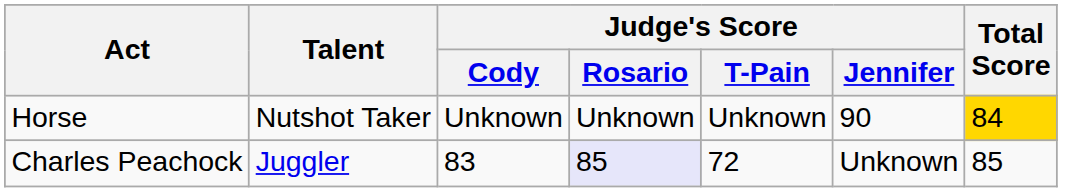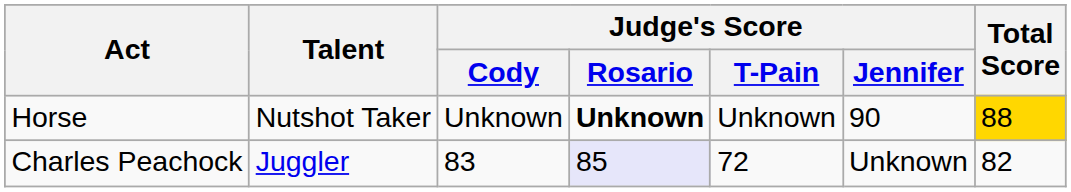(635, 117) normal -> (640, 117) bold
(987, 117) 84 -> (997, 117) 88
(987, 162) 85 -> (997, 162) 82
